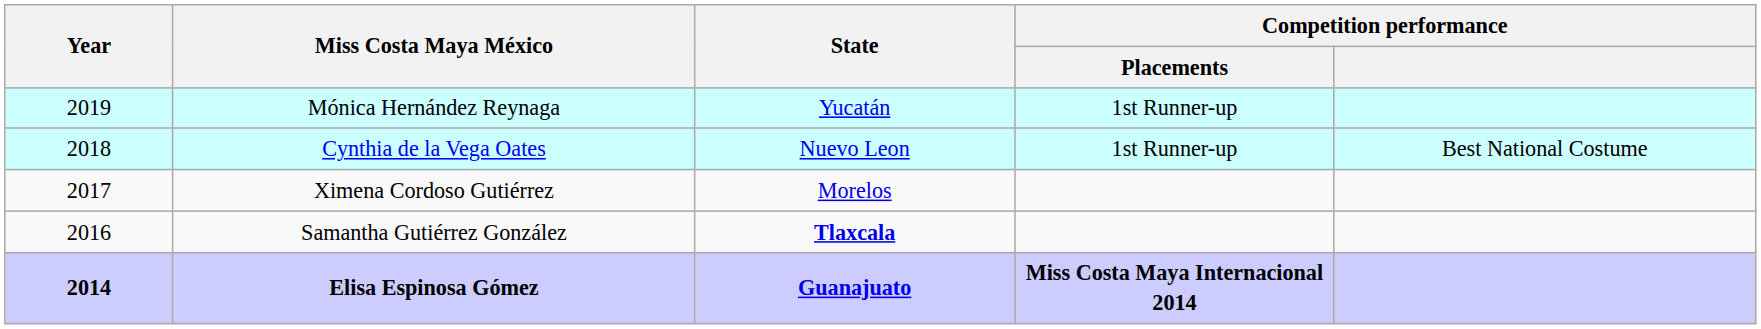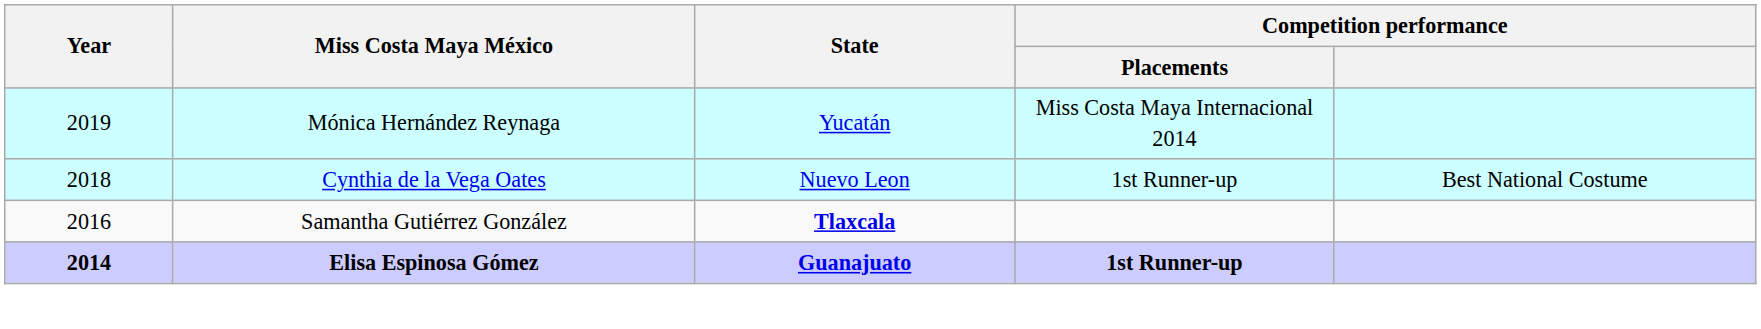(1174, 108) 1st Runner-up -> (1174, 124) Miss Costa Maya Internacional 2014
- row: (434, 191)
(1174, 288) Miss Costa Maya Internacional 2014 -> (1174, 263) 1st Runner-up
